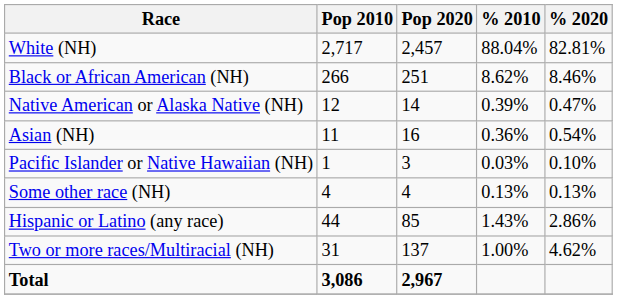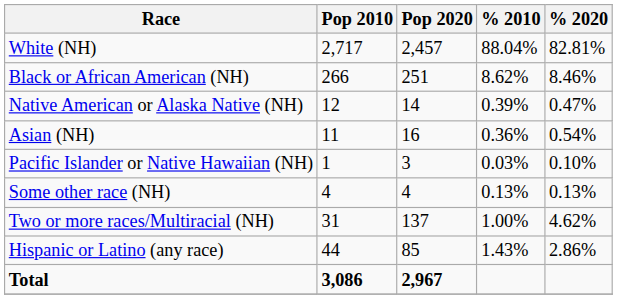rows swapped: (141, 250) <-> (116, 221)
